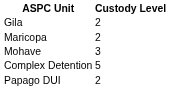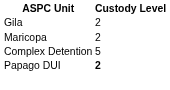- row: (22, 51)
(98, 80) normal -> (98, 66) bold
